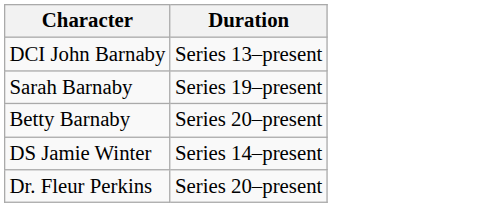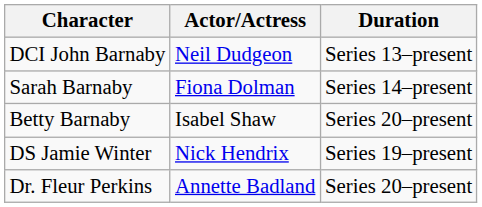+ column: (245, 20)
(249, 86) Series 19–present -> (399, 86) Series 14–present
(249, 152) Series 14–present -> (399, 152) Series 19–present
